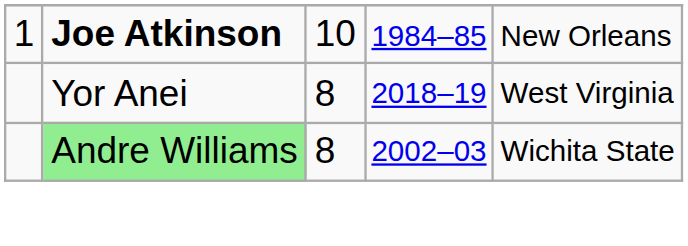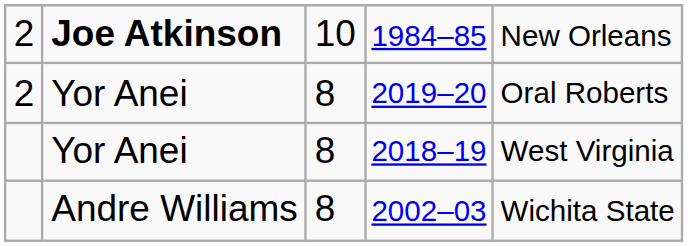(24, 33) 1 -> (24, 33) 2
+ row: (429, 93)
(175, 151) lightgreen background -> (175, 209) no background
